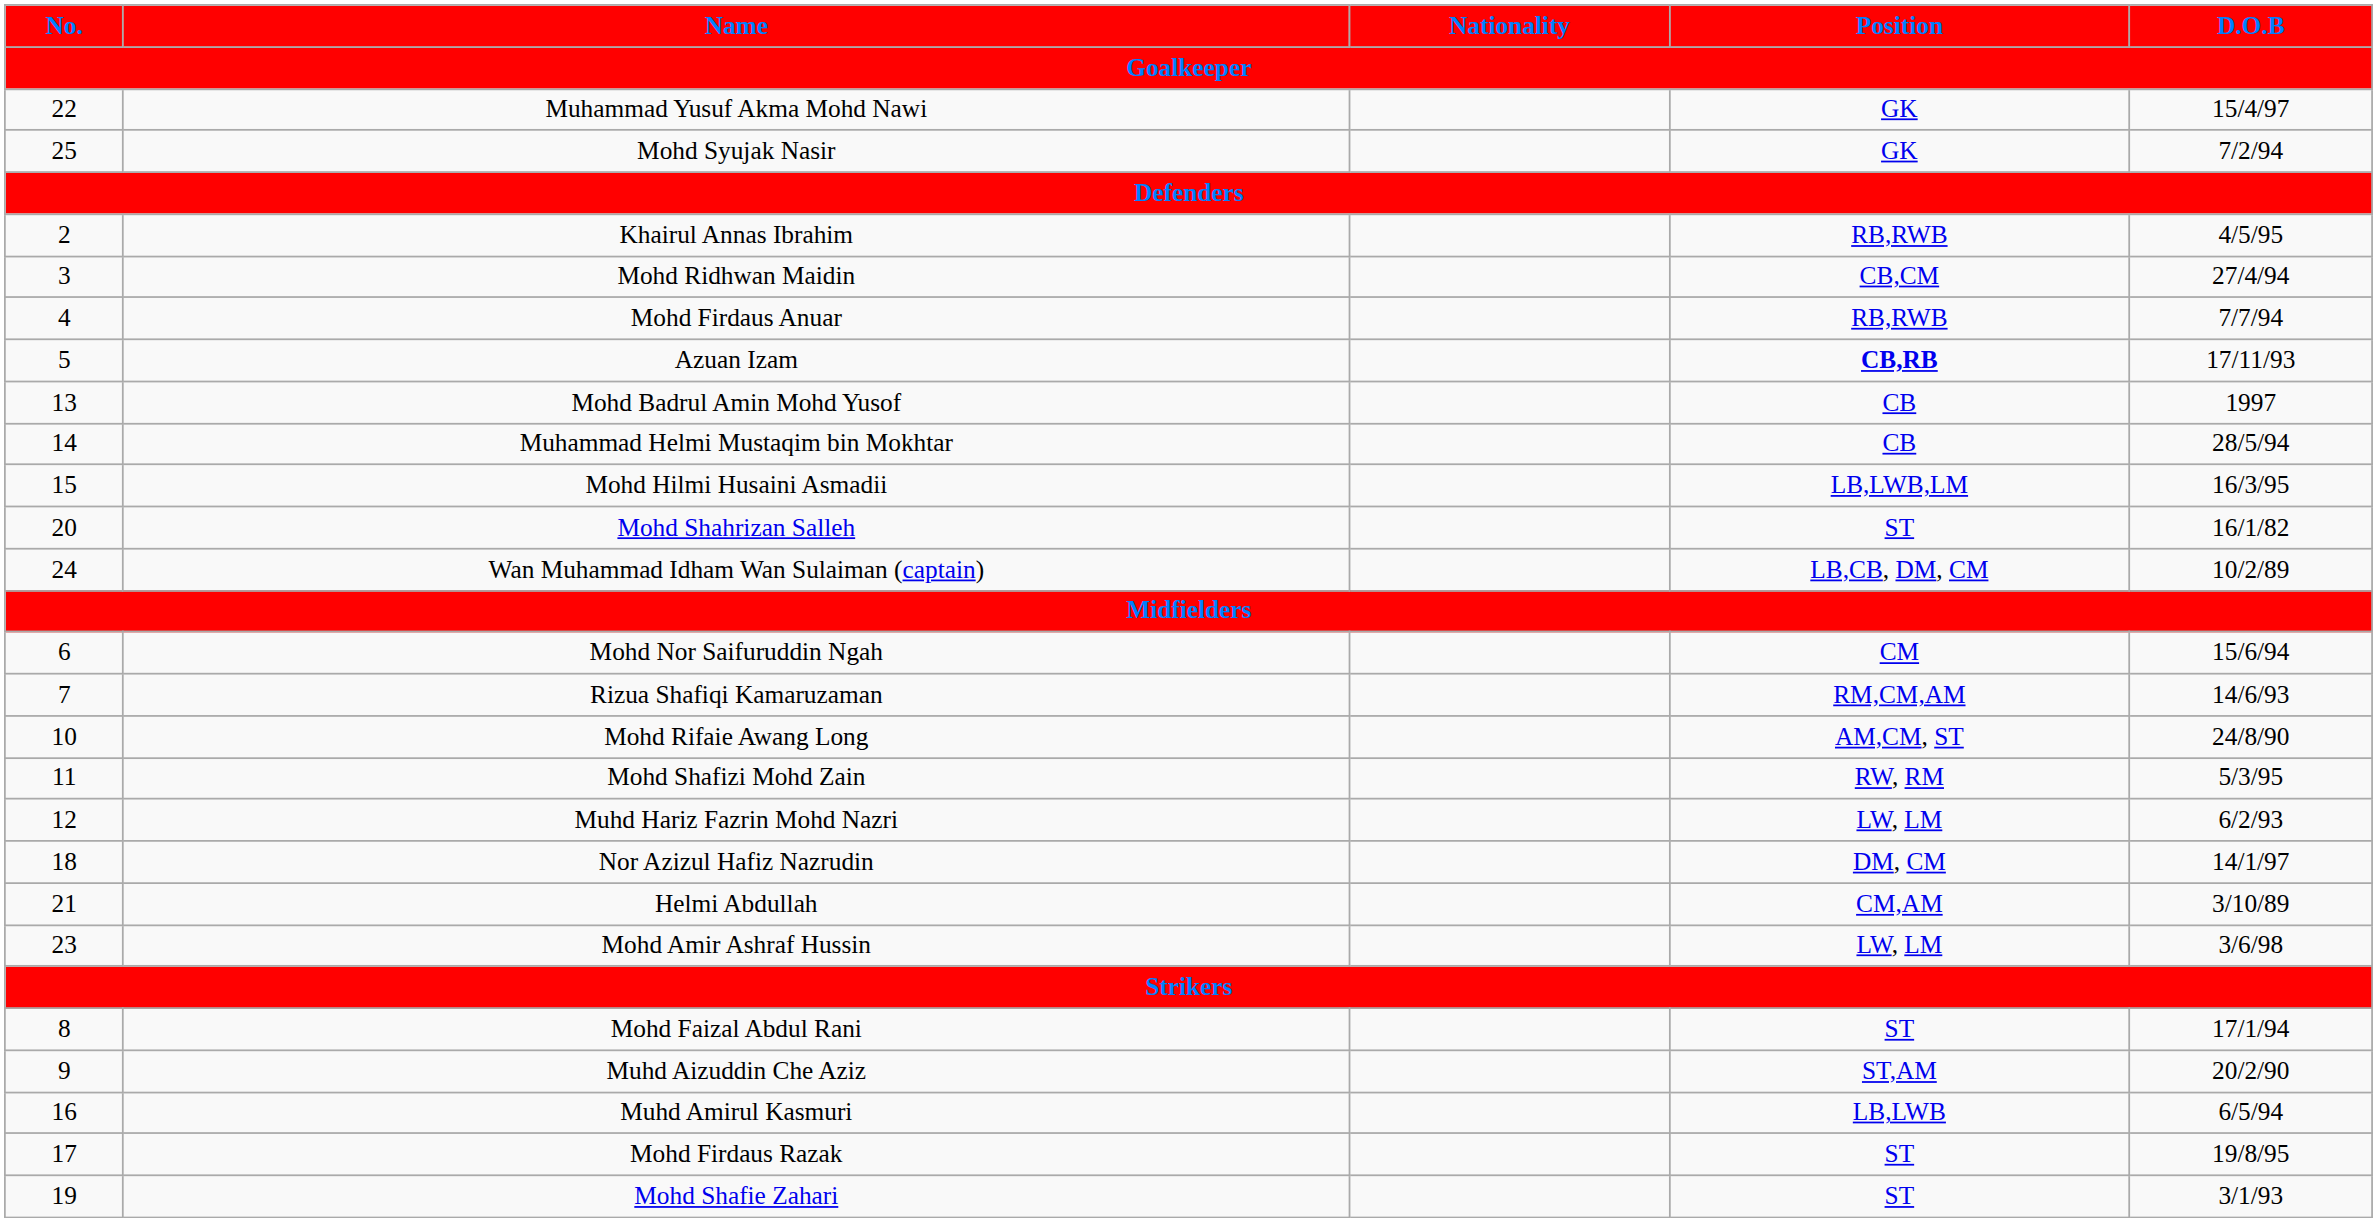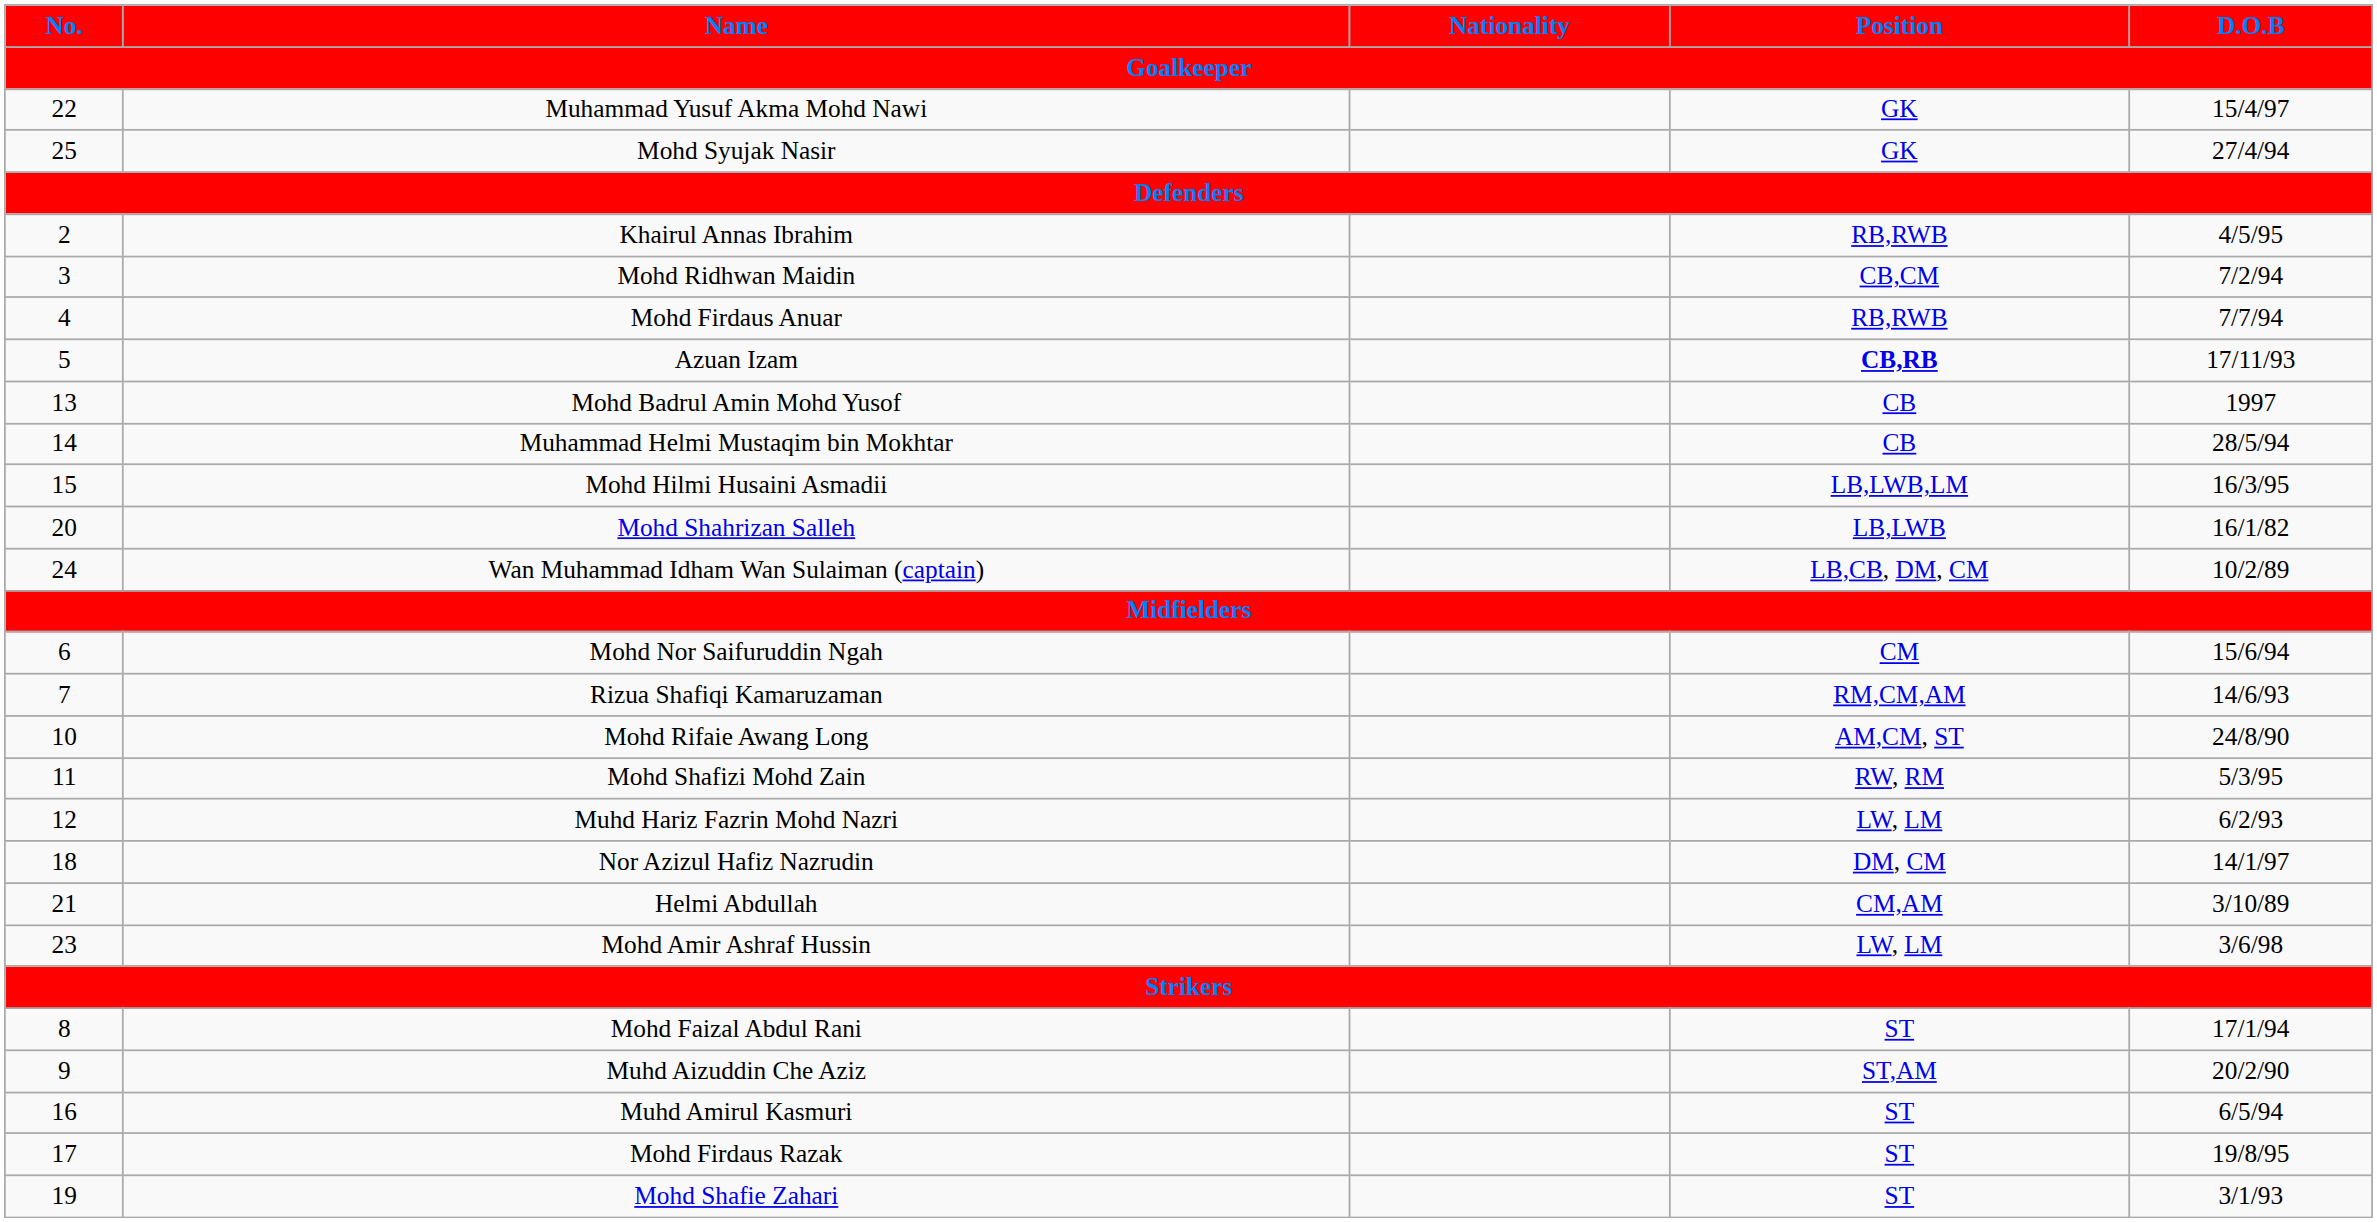(2251, 151) 7/2/94 -> (2251, 151) 27/4/94
(2251, 276) 27/4/94 -> (2251, 276) 7/2/94
(1899, 527) ST -> (1899, 527) LB,LWB
(1899, 1112) LB,LWB -> (1899, 1112) ST
